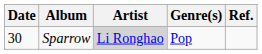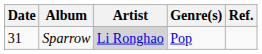(15, 37) 30 -> (15, 37) 31
